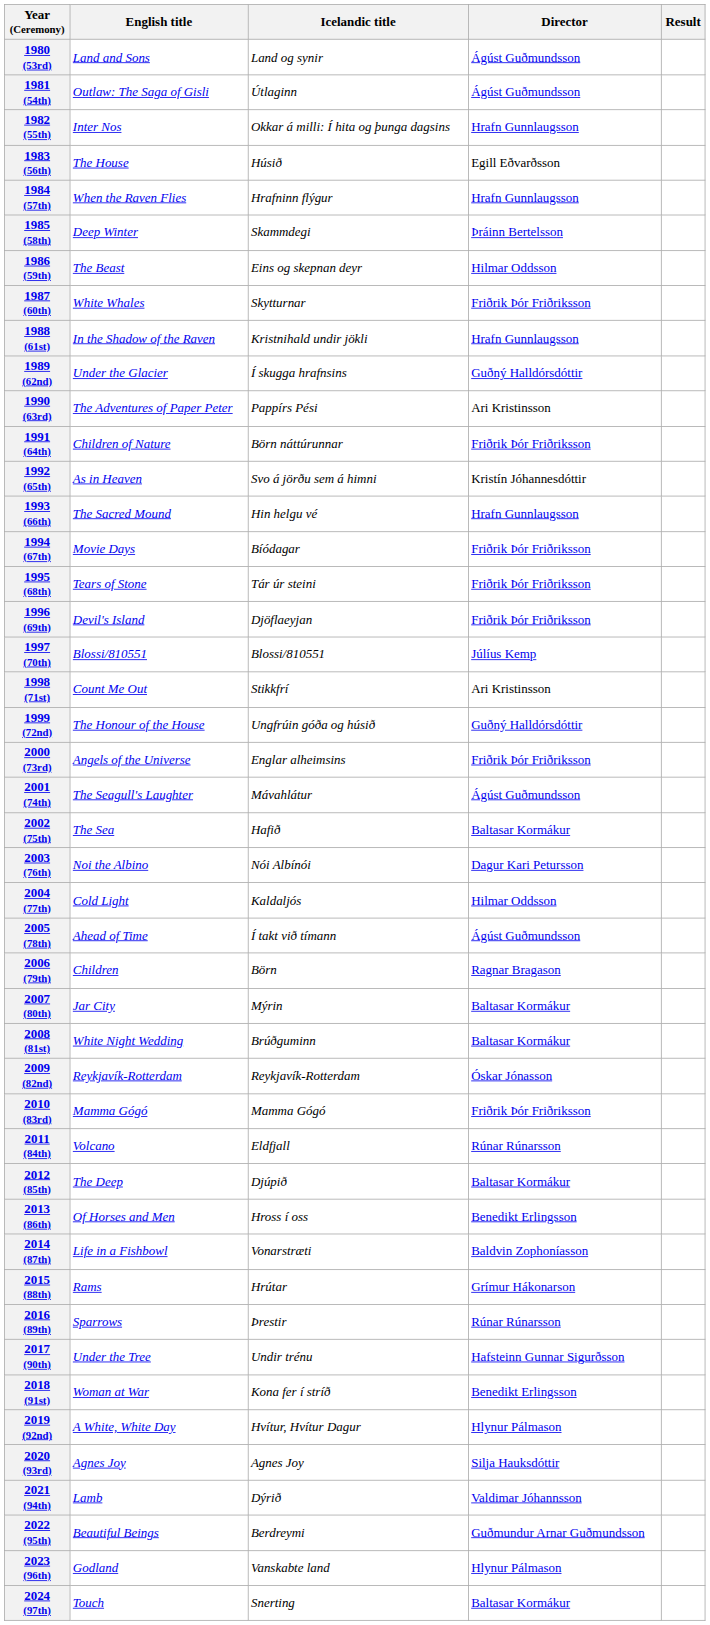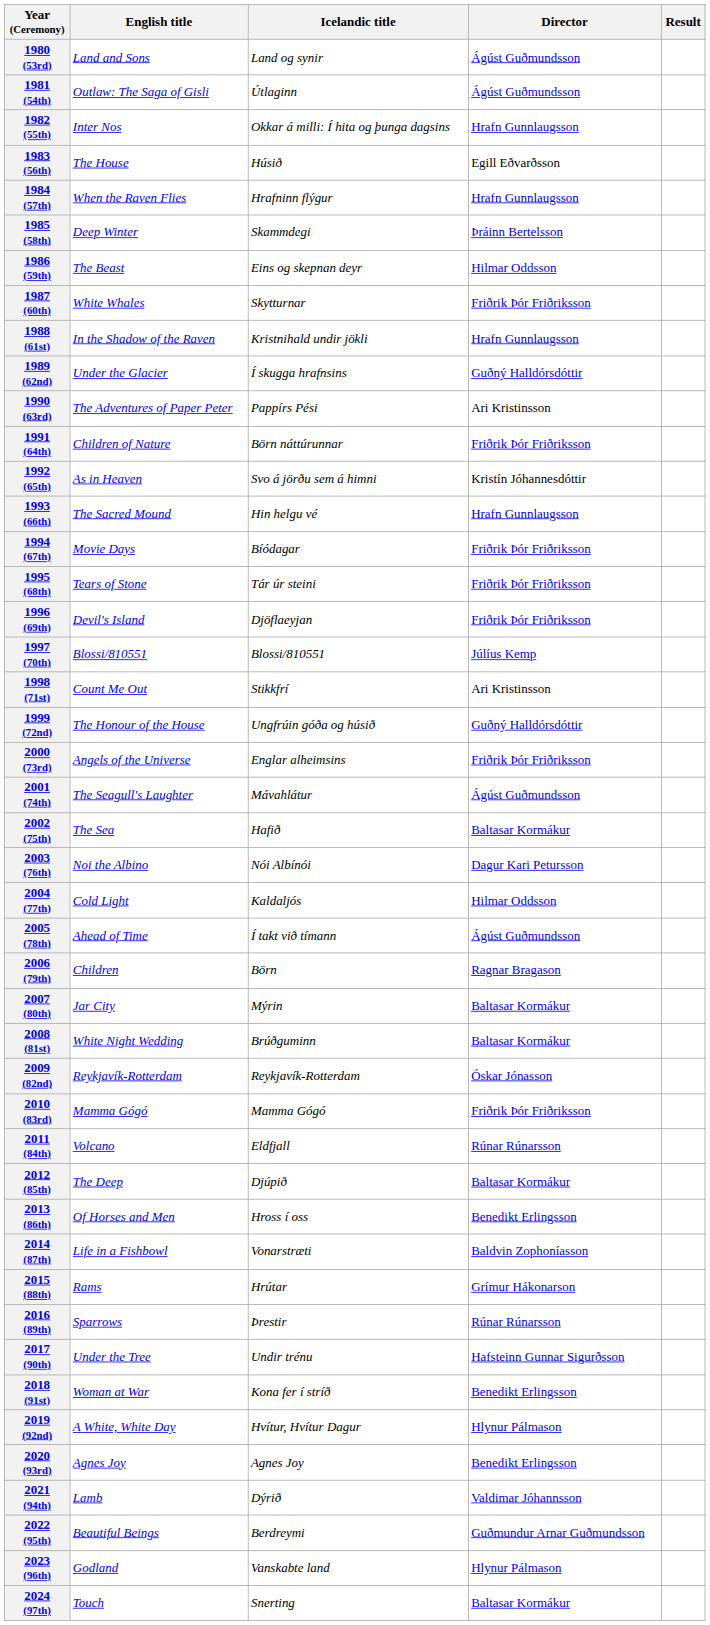(515, 1462) Silja Hauksdóttir -> (524, 1462) Benedikt Erlingsson
